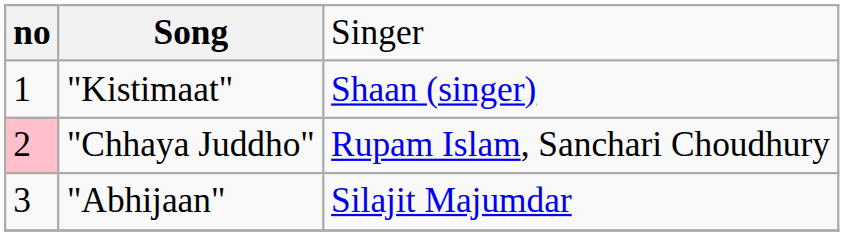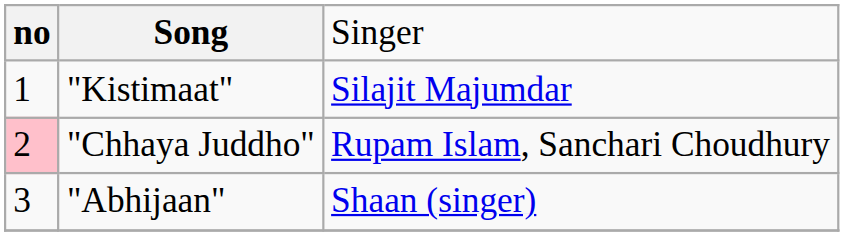(434, 88) Shaan (singer) -> (451, 88) Silajit Majumdar
(451, 200) Silajit Majumdar -> (434, 200) Shaan (singer)
